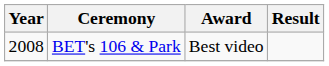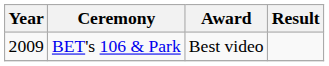(26, 46) 2008 -> (26, 46) 2009
